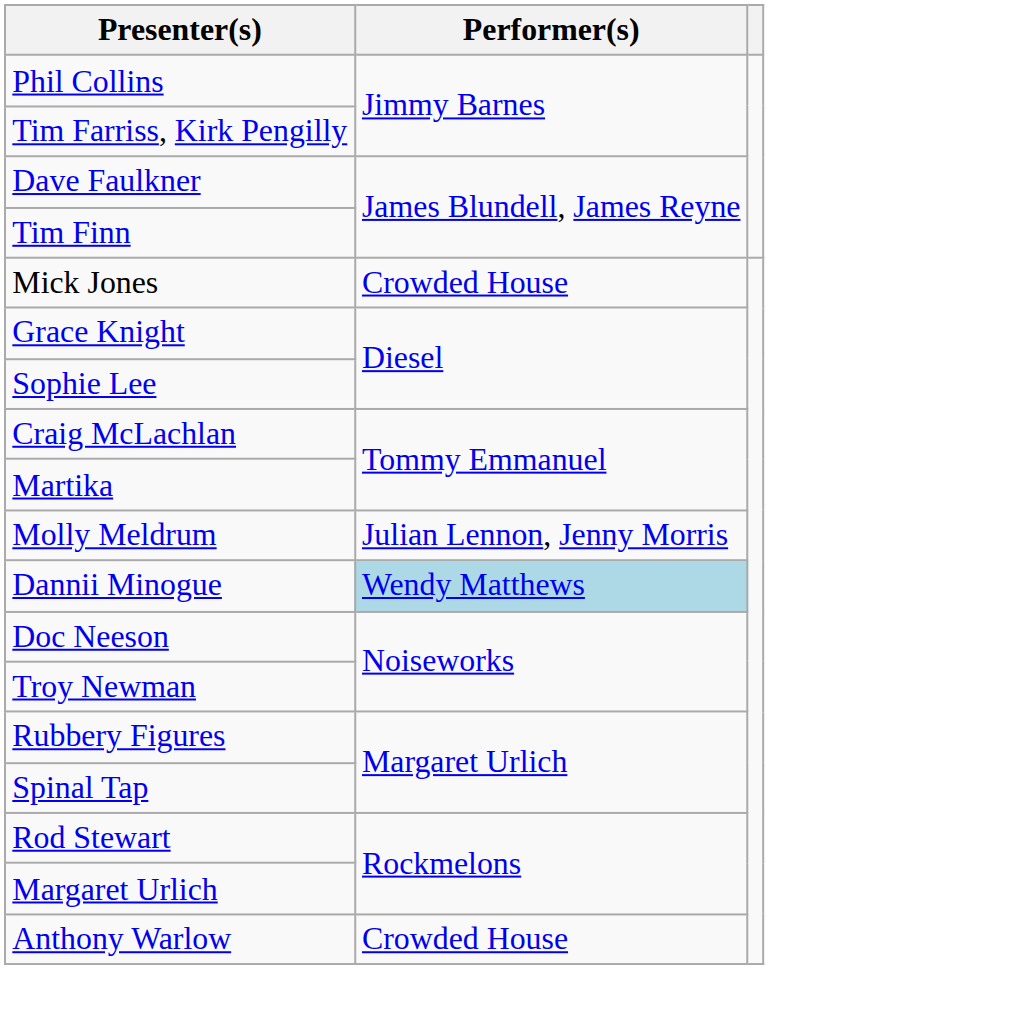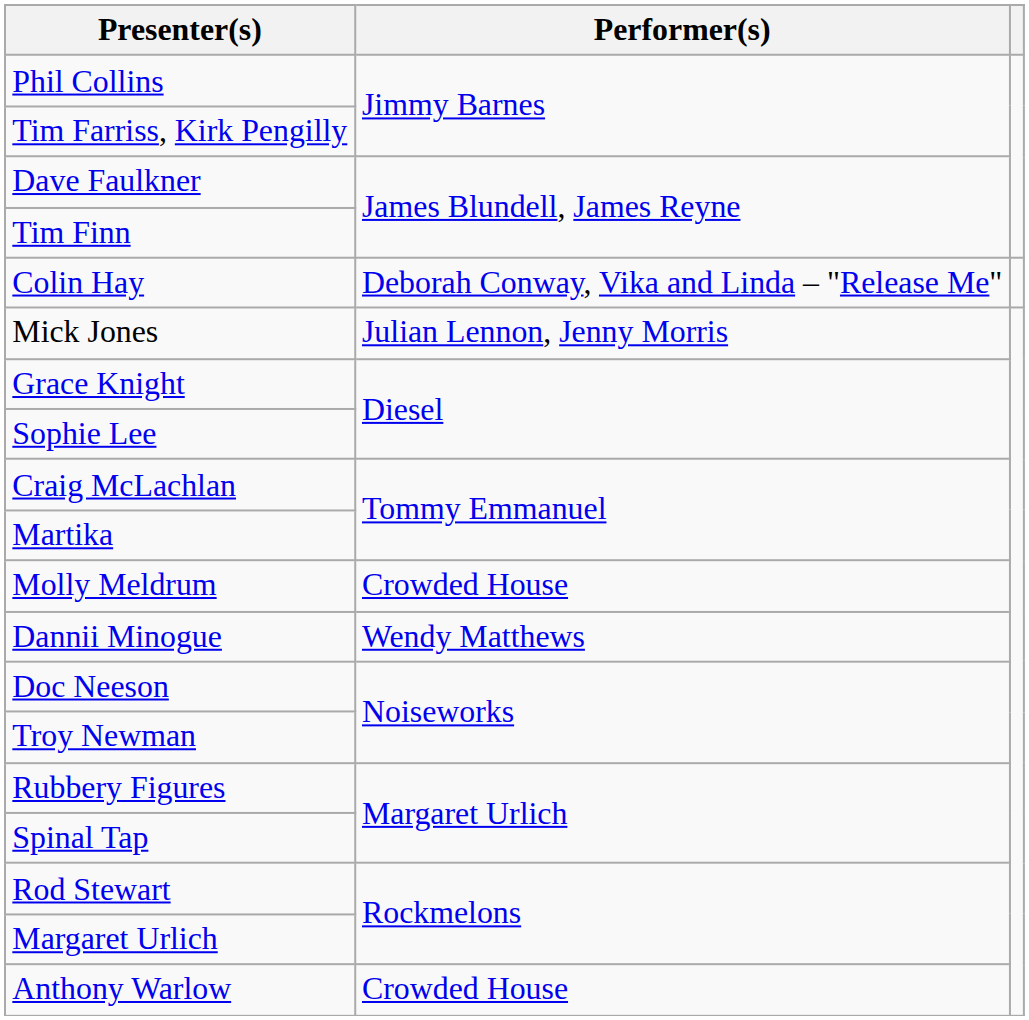+ row: (78, 282)
(465, 282) Crowded House -> (545, 332) Julian Lennon, Jenny Morris
(545, 534) Julian Lennon, Jenny Morris -> (465, 585) Crowded House
(473, 585) lightblue background -> (473, 635) no background
